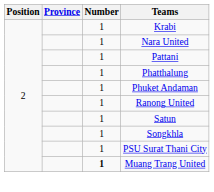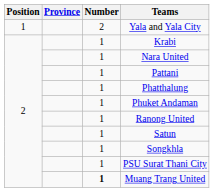+ row: (165, 27)
